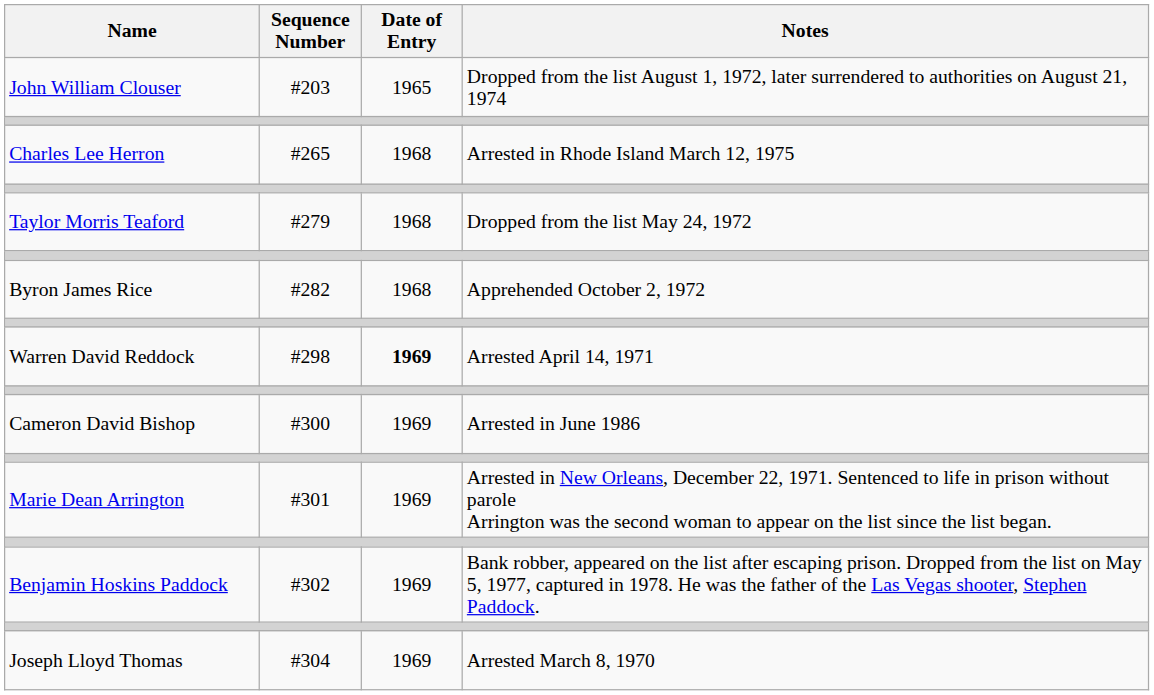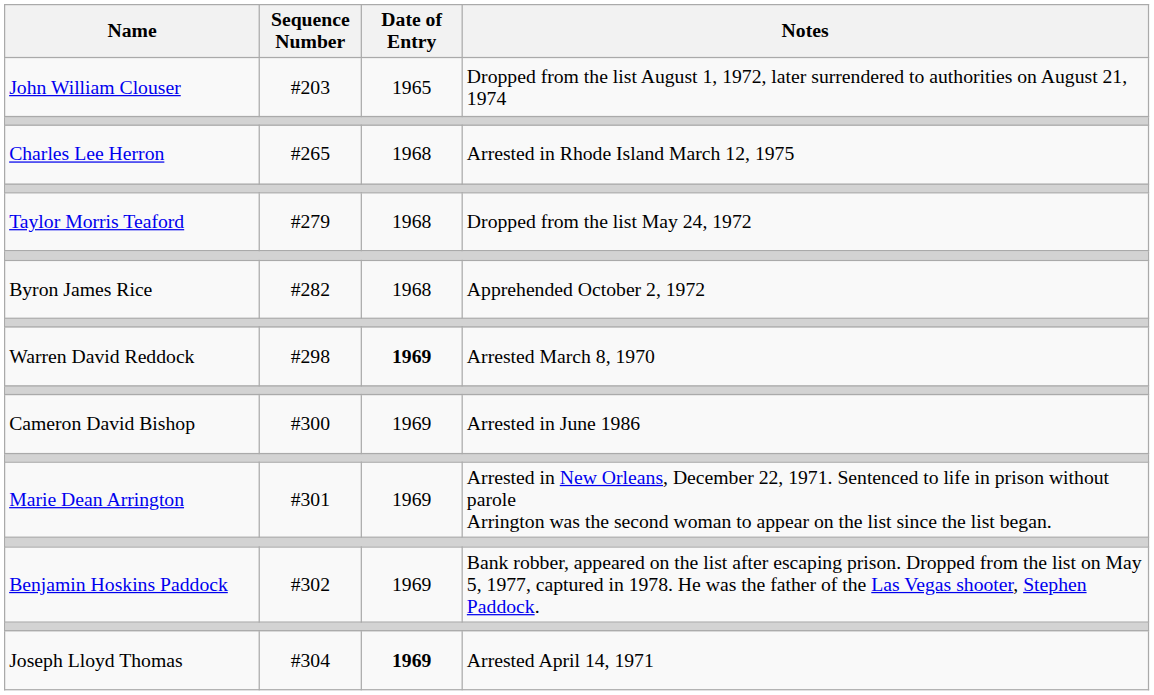(560, 356) Arrested April 14, 1971 -> (561, 356) Arrested March 8, 1970
(412, 660) normal -> (412, 660) bold
(561, 660) Arrested March 8, 1970 -> (560, 660) Arrested April 14, 1971
